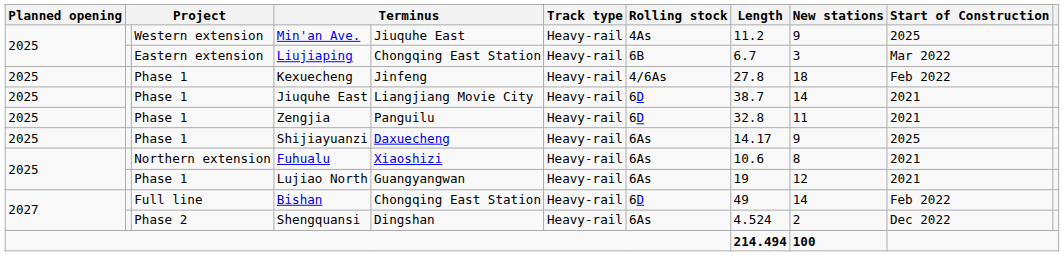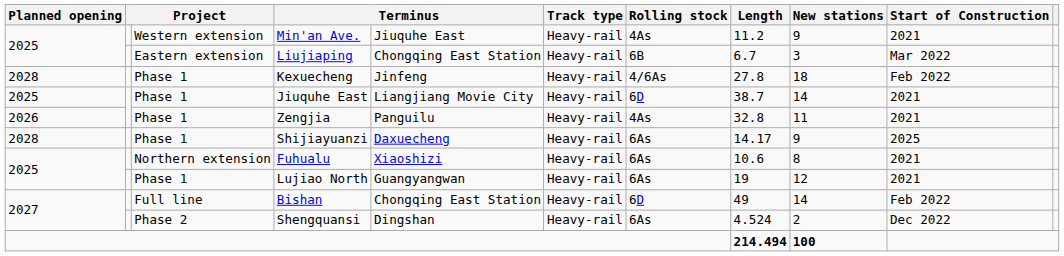(905, 35) 2025 -> (905, 35) 2021
(23, 77) 2025 -> (23, 77) 2028
(23, 118) 2025 -> (23, 118) 2026
(637, 118) 6D -> (640, 118) 4As
(23, 138) 2025 -> (23, 138) 2028
